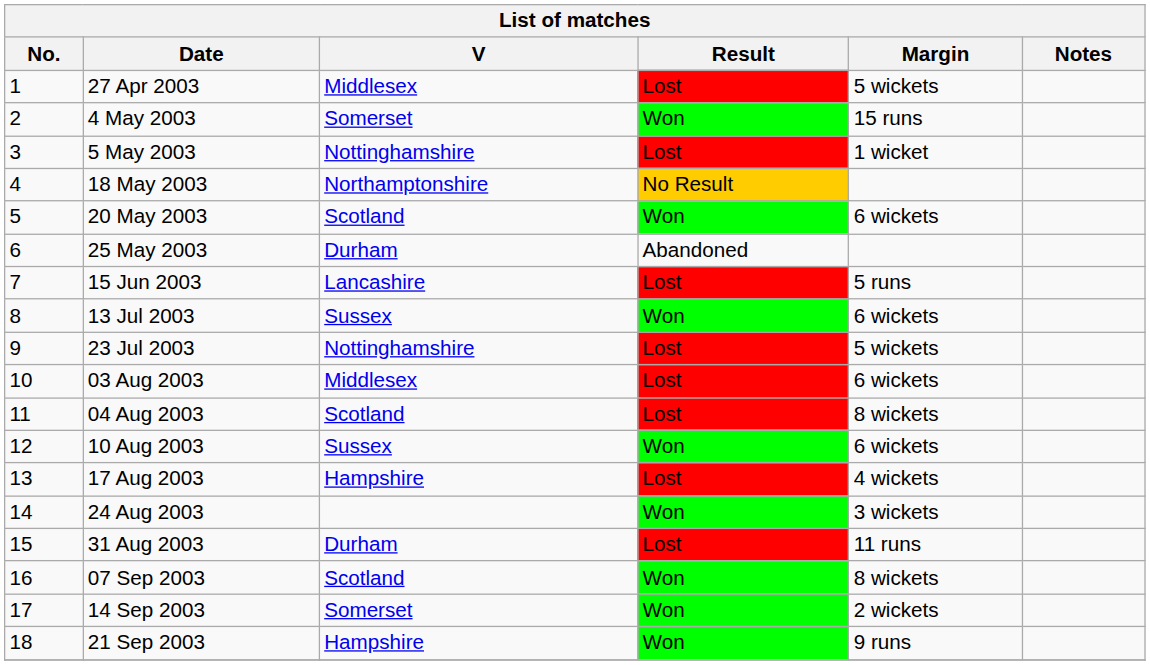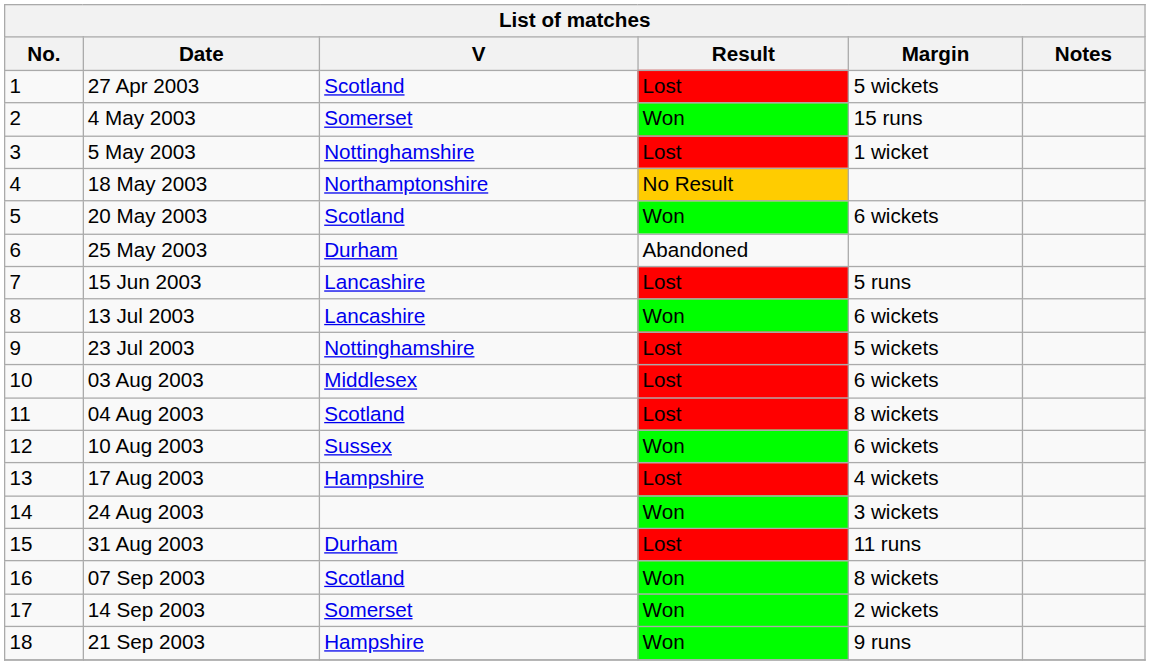(371, 86) Middlesex -> (364, 86) Scotland
(358, 315) Sussex -> (375, 315) Lancashire
